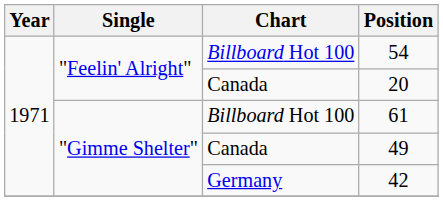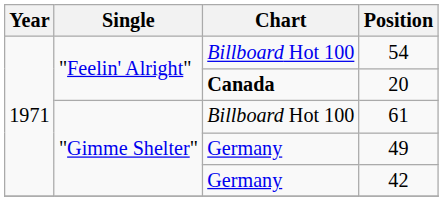(237, 84) normal -> (241, 84) bold
(237, 148) Canada -> (245, 148) Germany
